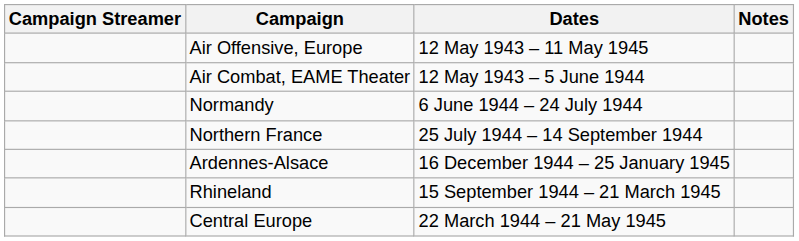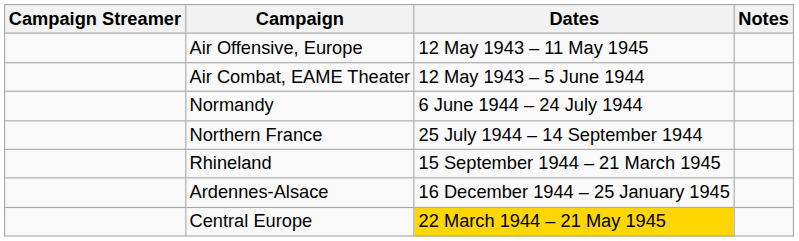rows swapped: (231, 192) <-> (259, 163)
(542, 221) no background -> (542, 221) gold background
